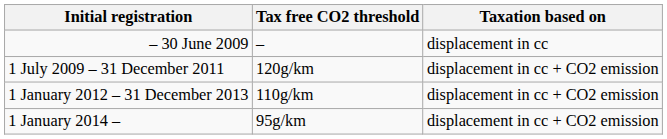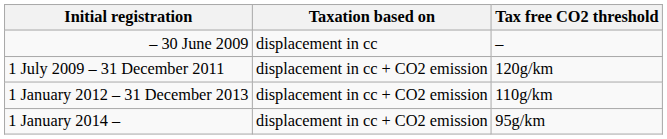columns swapped: (543, 17) <-> (338, 17)
